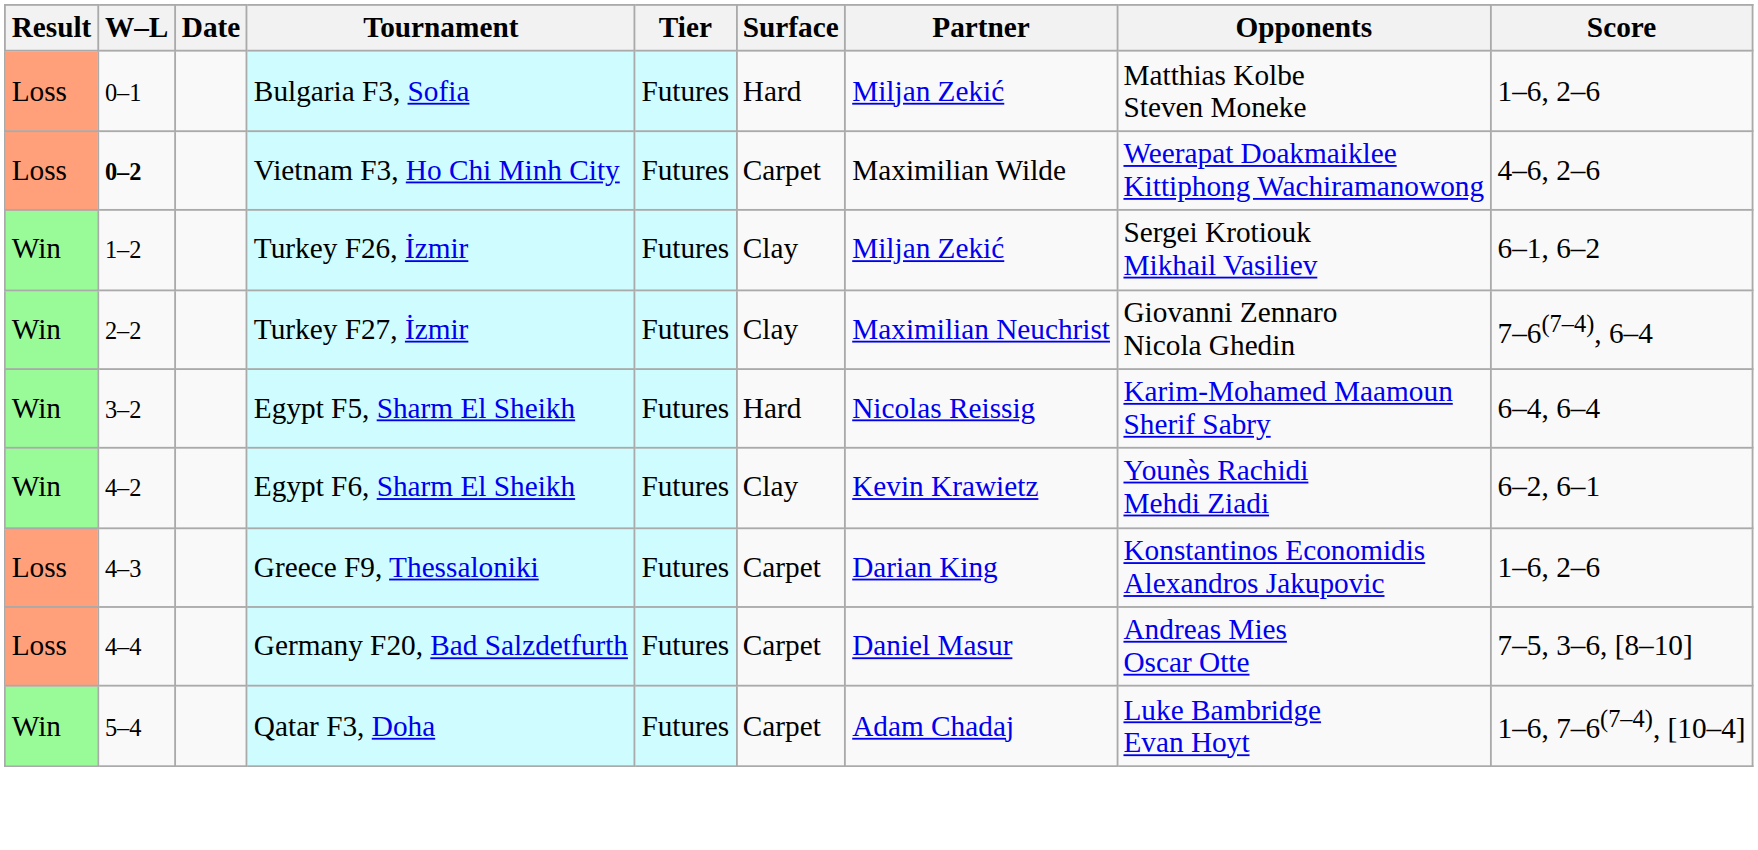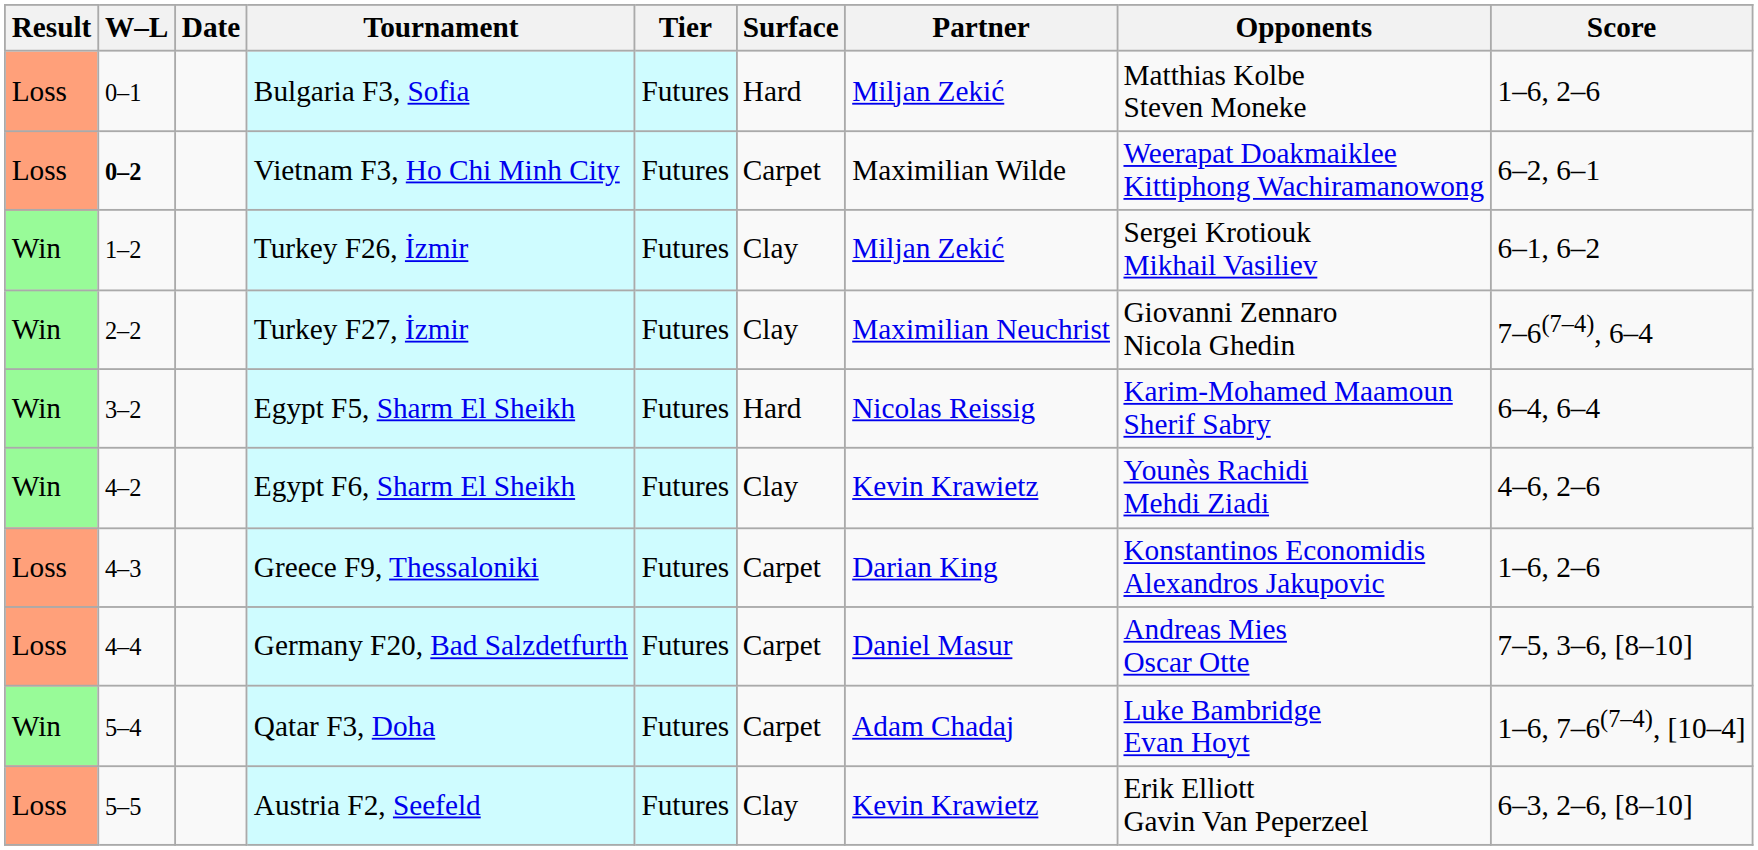(1549, 170) 4–6, 2–6 -> (1549, 170) 6–2, 6–1
(1549, 487) 6–2, 6–1 -> (1549, 487) 4–6, 2–6
+ row: (367, 805)
